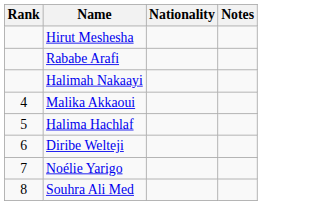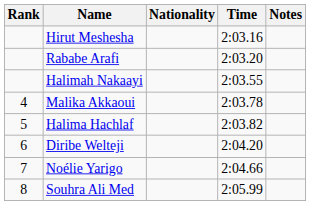+ column: (242, 15)
